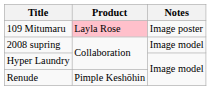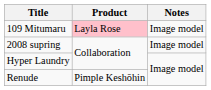(176, 28) Image poster -> (177, 28) Image model
